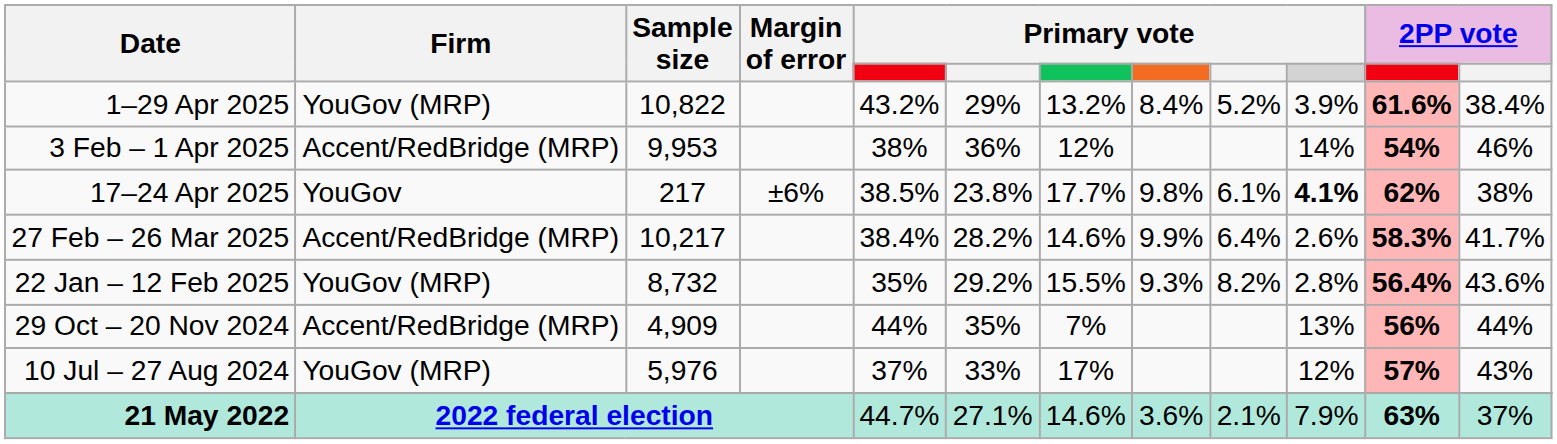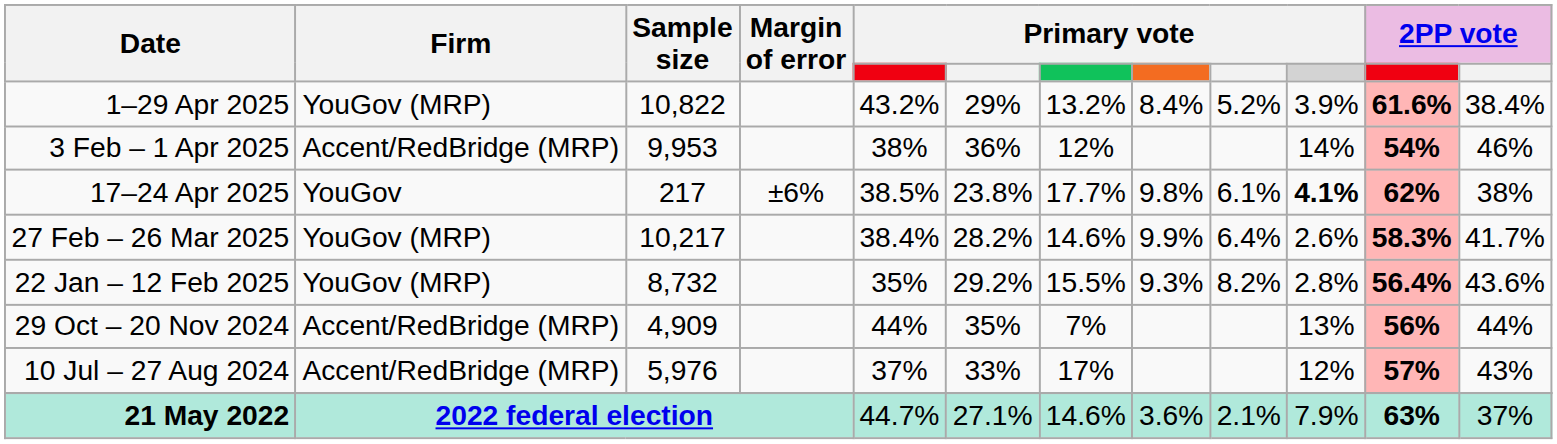(461, 237) Accent/RedBridge (MRP) -> (397, 237) YouGov (MRP)
(397, 371) YouGov (MRP) -> (461, 371) Accent/RedBridge (MRP)
